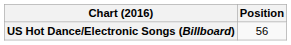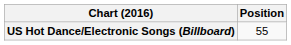(262, 31) 56 -> (262, 31) 55
